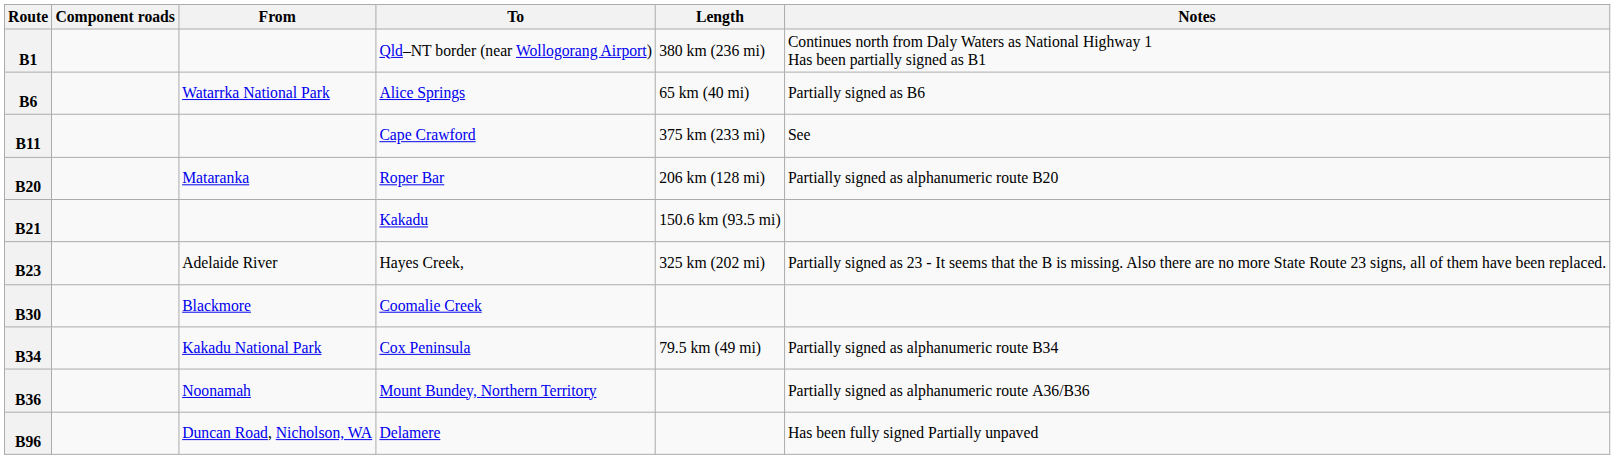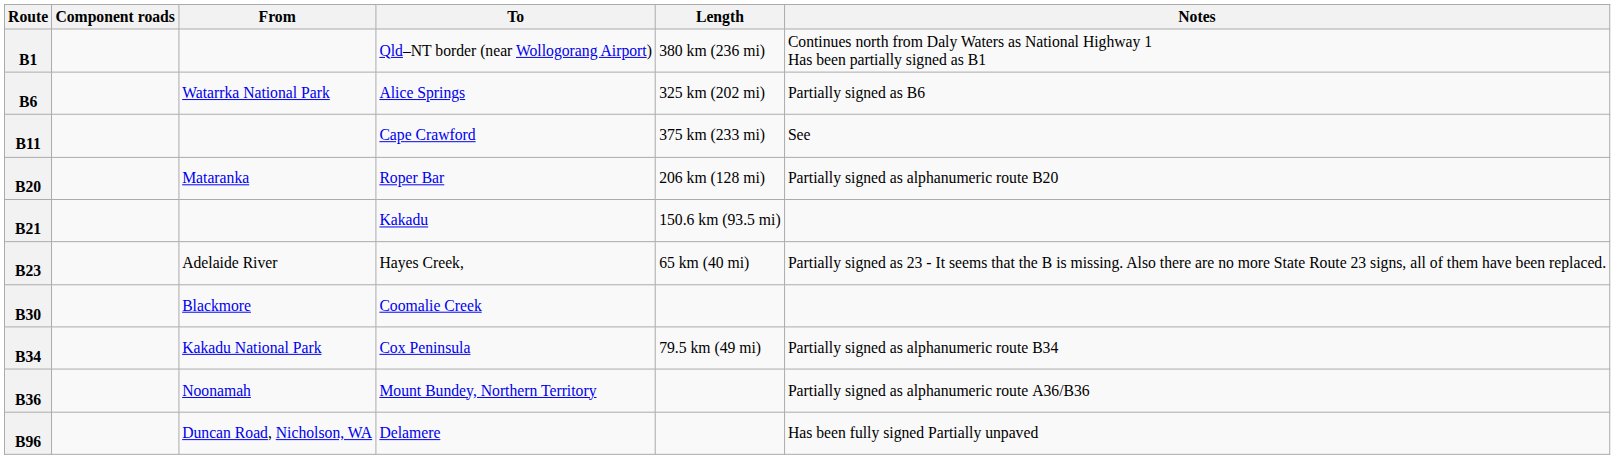(704, 93) 65 km (40 mi) -> (712, 93) 325 km (202 mi)
(712, 263) 325 km (202 mi) -> (704, 263) 65 km (40 mi)
